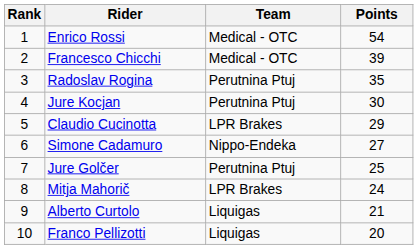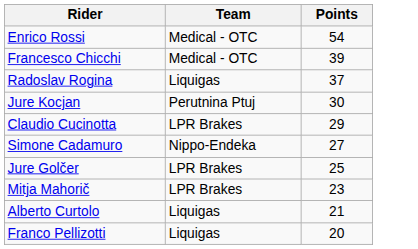- column: (24, 15)
(252, 80) Perutnina Ptuj -> (194, 80) Liquigas
(377, 80) 35 -> (337, 80) 37
(252, 168) Perutnina Ptuj -> (205, 168) LPR Brakes
(377, 189) 24 -> (337, 189) 23
